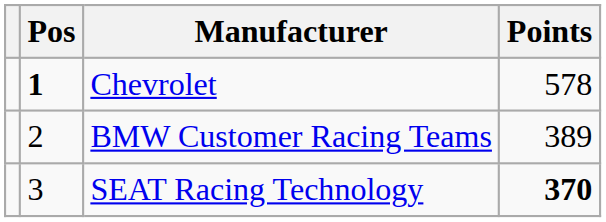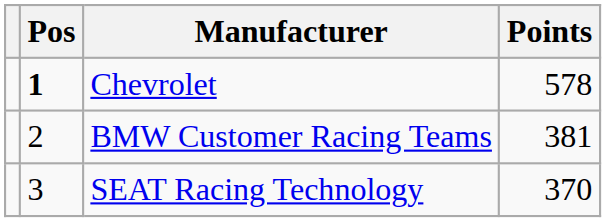(568, 136) 389 -> (568, 136) 381
(568, 189) bold -> (568, 189) normal
